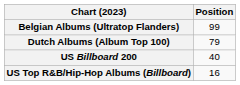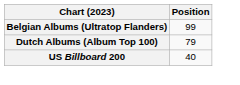- row: (99, 73)
